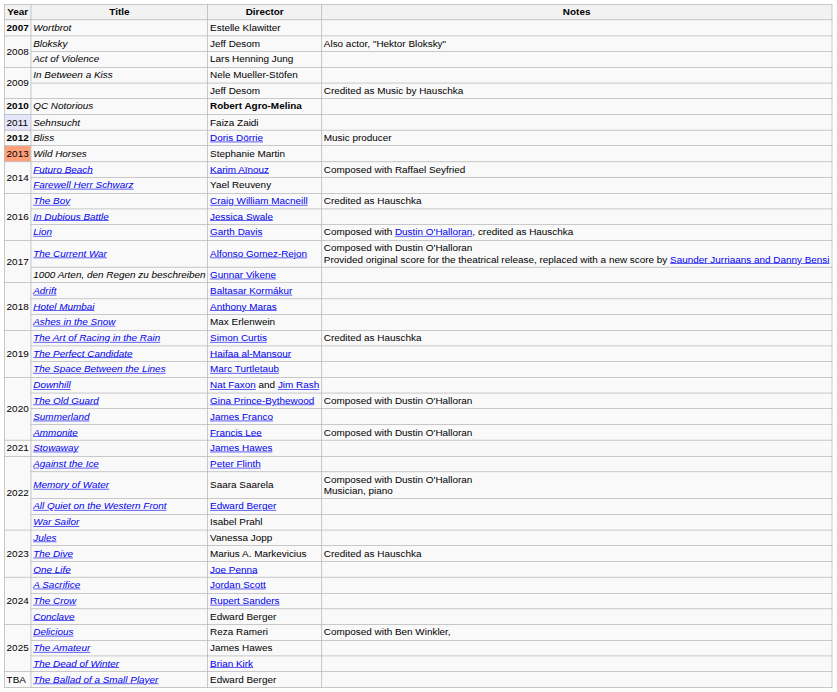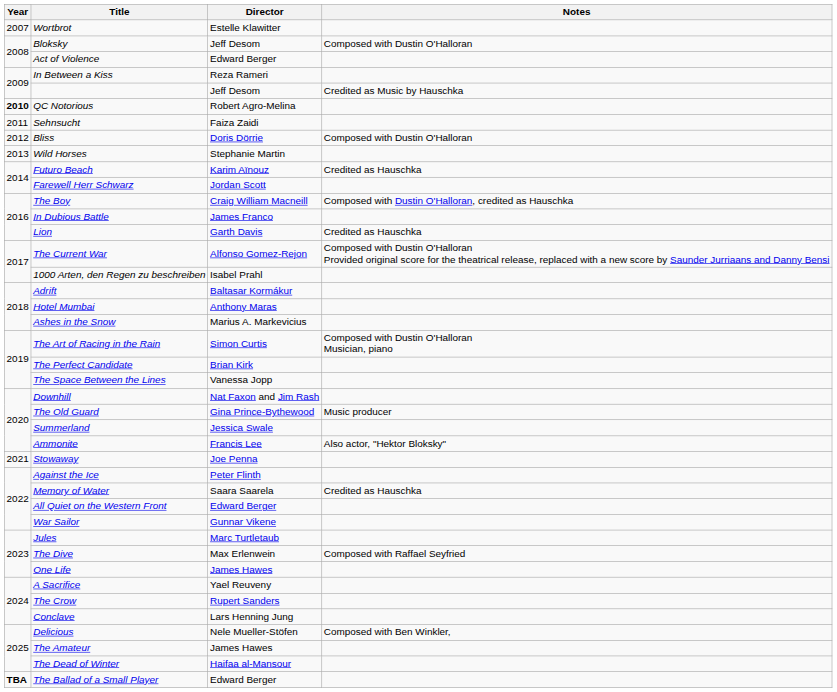(18, 28) bold -> (18, 28) normal
(385, 43) Also actor, "Hektor Bloksky" -> (398, 43) Composed with Dustin O'Halloran
(252, 59) Lars Henning Jung -> (243, 59) Edward Berger
(254, 75) Nele Mueller-Stöfen -> (239, 75) Reza Rameri
(256, 106) bold -> (253, 106) normal
(17, 122) lavender background -> (17, 122) no background
(18, 138) bold -> (18, 138) normal
(358, 138) Music producer -> (398, 138) Composed with Dustin O'Halloran
(18, 153) lightsalmon background -> (18, 153) no background
(395, 169) Composed with Raffael Seyfried -> (373, 169) Credited as Hauschka
(241, 185) Yael Reuveny -> (238, 185) Jordan Scott
(373, 201) Credited as Hauschka -> (449, 201) Composed with Dustin O'Halloran, credited as Hauschka
(241, 216) Jessica Swale -> (241, 216) James Franco
(449, 232) Composed with Dustin O'Halloran, credited as Hauschka -> (373, 232) Credited as Hauschka
(243, 275) Gunnar Vikene -> (236, 275) Isabel Prahl
(243, 322) Max Erlenwein -> (258, 322) Marius A. Markevicius
(373, 338) Credited as Hauschka -> (398, 343) Composed with Dustin O'Halloran Musician, piano
(251, 353) Haifaa al-Mansour -> (232, 365) Brian Kirk
(245, 369) Marc Turtletaub -> (241, 380) Vanessa Jopp
(398, 401) Composed with Dustin O'Halloran -> (358, 412) Music producer
(241, 416) James Franco -> (241, 427) Jessica Swale
(398, 432) Composed with Dustin O'Halloran -> (385, 443) Also actor, "Hektor Bloksky"
(241, 448) James Hawes -> (234, 459) Joe Penna
(398, 485) Composed with Dustin O'Halloran Musician, piano -> (373, 490) Credited as Hauschka
(236, 522) Isabel Prahl -> (243, 522) Gunnar Vikene
(241, 538) Vanessa Jopp -> (245, 538) Marc Turtletaub
(258, 553) Marius A. Markevicius -> (243, 553) Max Erlenwein
(373, 553) Credited as Hauschka -> (395, 553) Composed with Raffael Seyfried
(234, 569) Joe Penna -> (241, 569) James Hawes
(238, 585) Jordan Scott -> (241, 585) Yael Reuveny
(243, 616) Edward Berger -> (252, 616) Lars Henning Jung
(239, 632) Reza Rameri -> (254, 632) Nele Mueller-Stöfen
(232, 663) Brian Kirk -> (251, 663) Haifaa al-Mansour
(16, 679) normal -> (17, 679) bold
